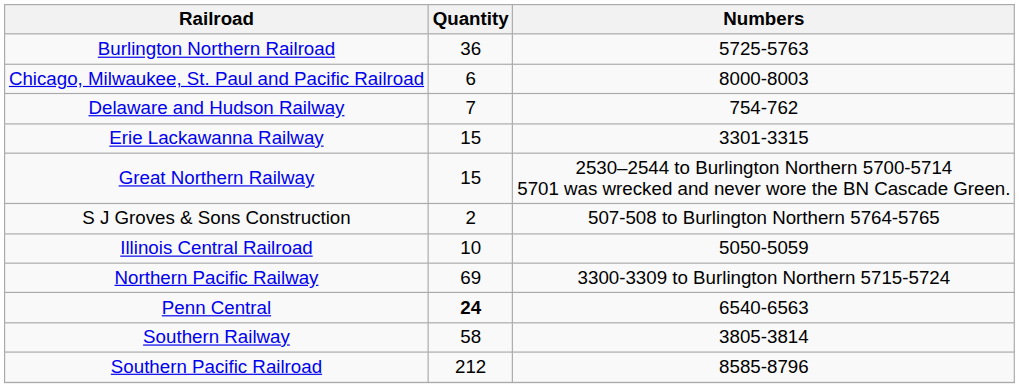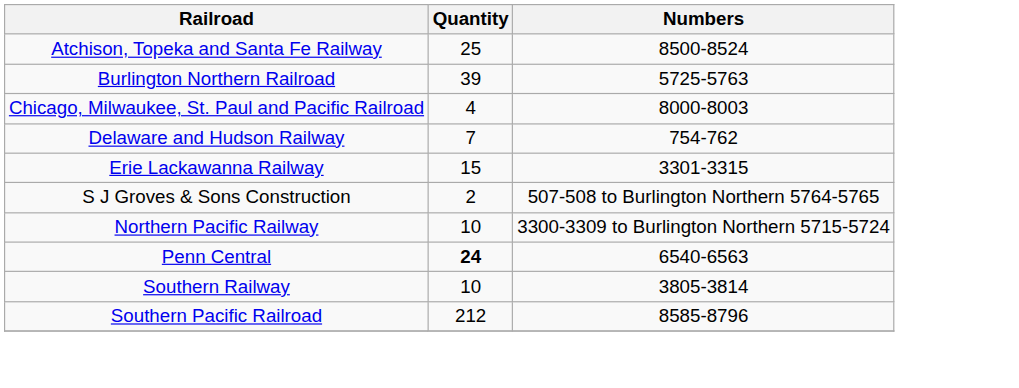+ row: (216, 49)
(471, 49) 36 -> (471, 78) 39
(471, 78) 6 -> (471, 108) 4
- row: (216, 178)
- row: (216, 248)
(471, 277) 69 -> (471, 227) 10
(471, 337) 58 -> (471, 286) 10
